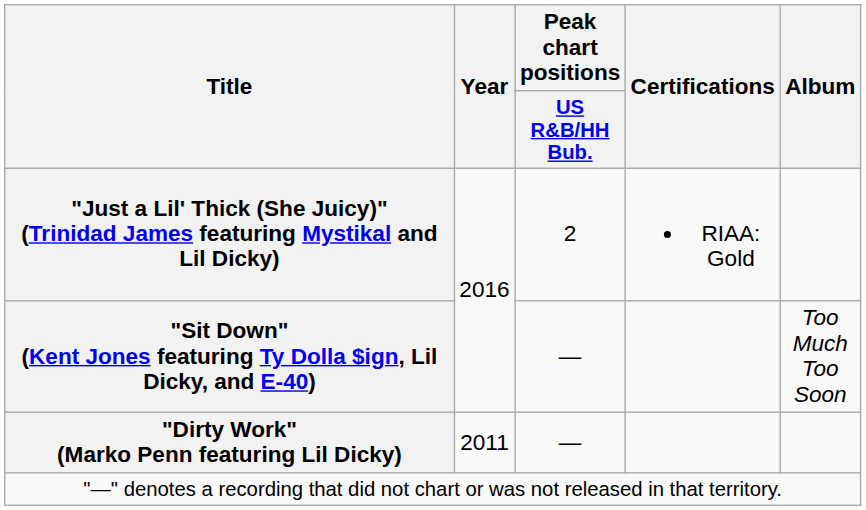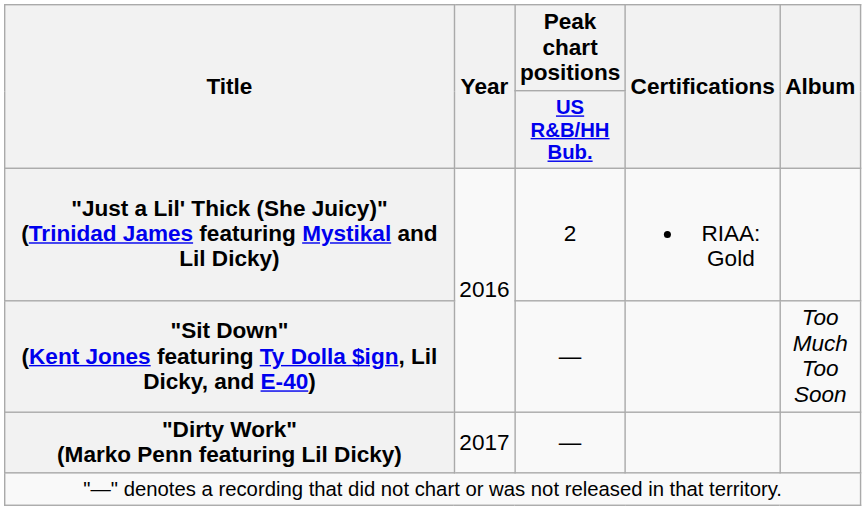(484, 442) 2011 -> (484, 442) 2017
